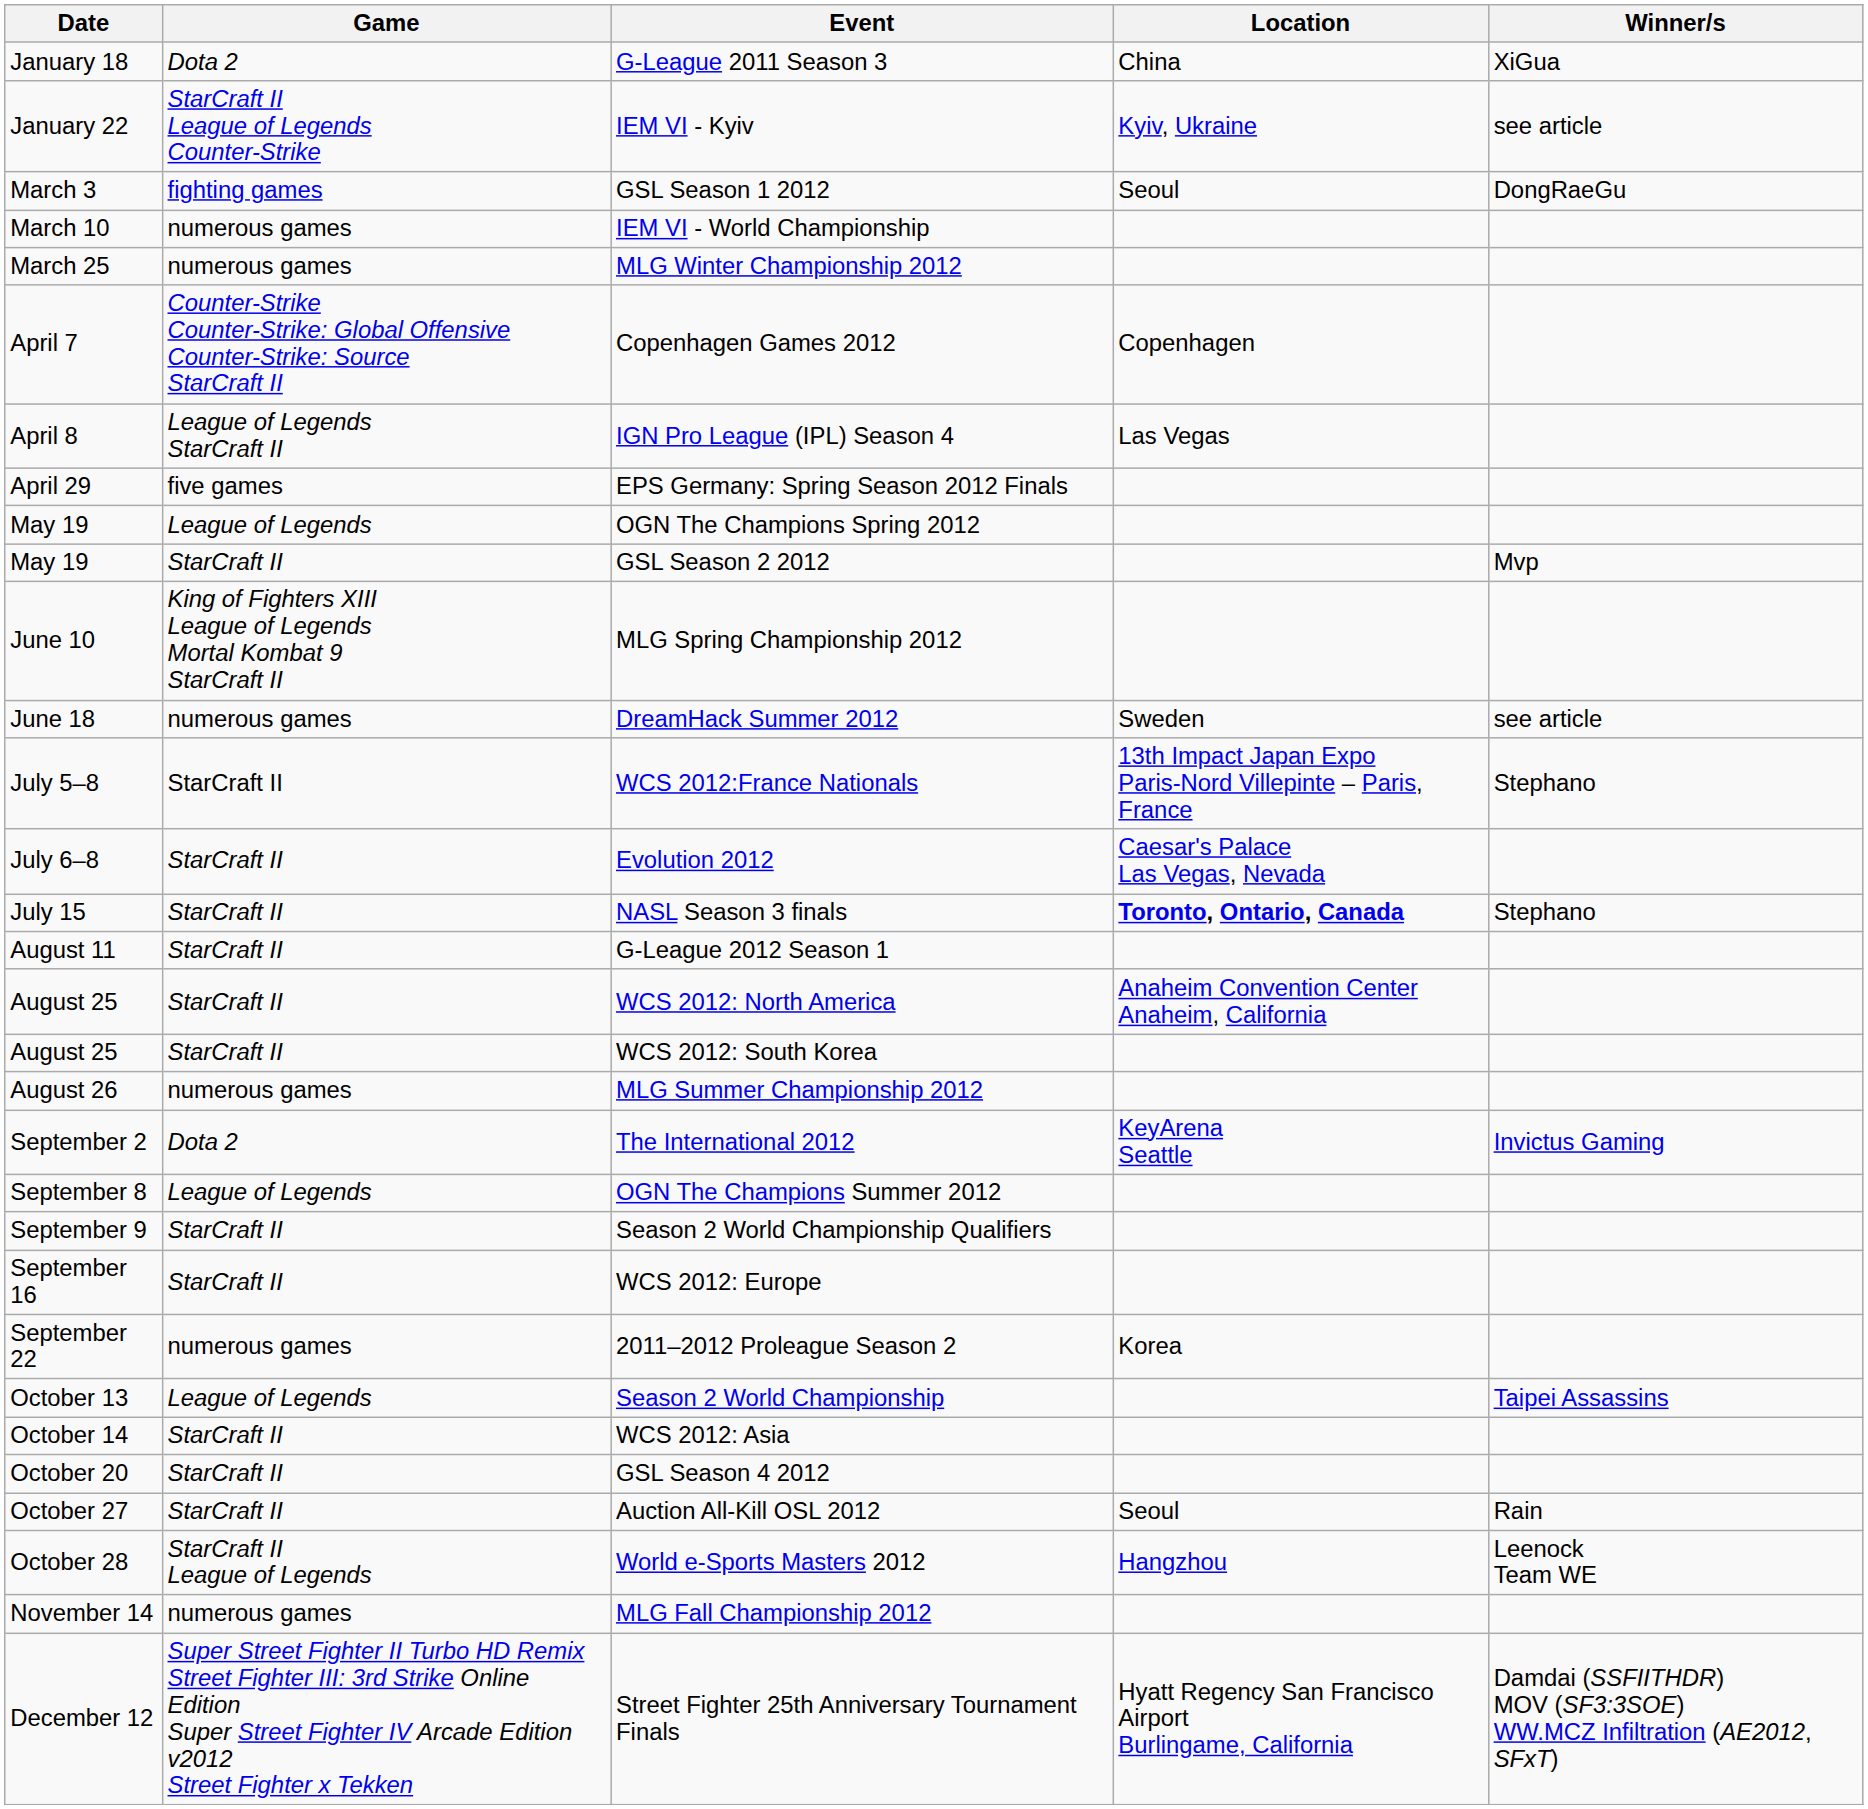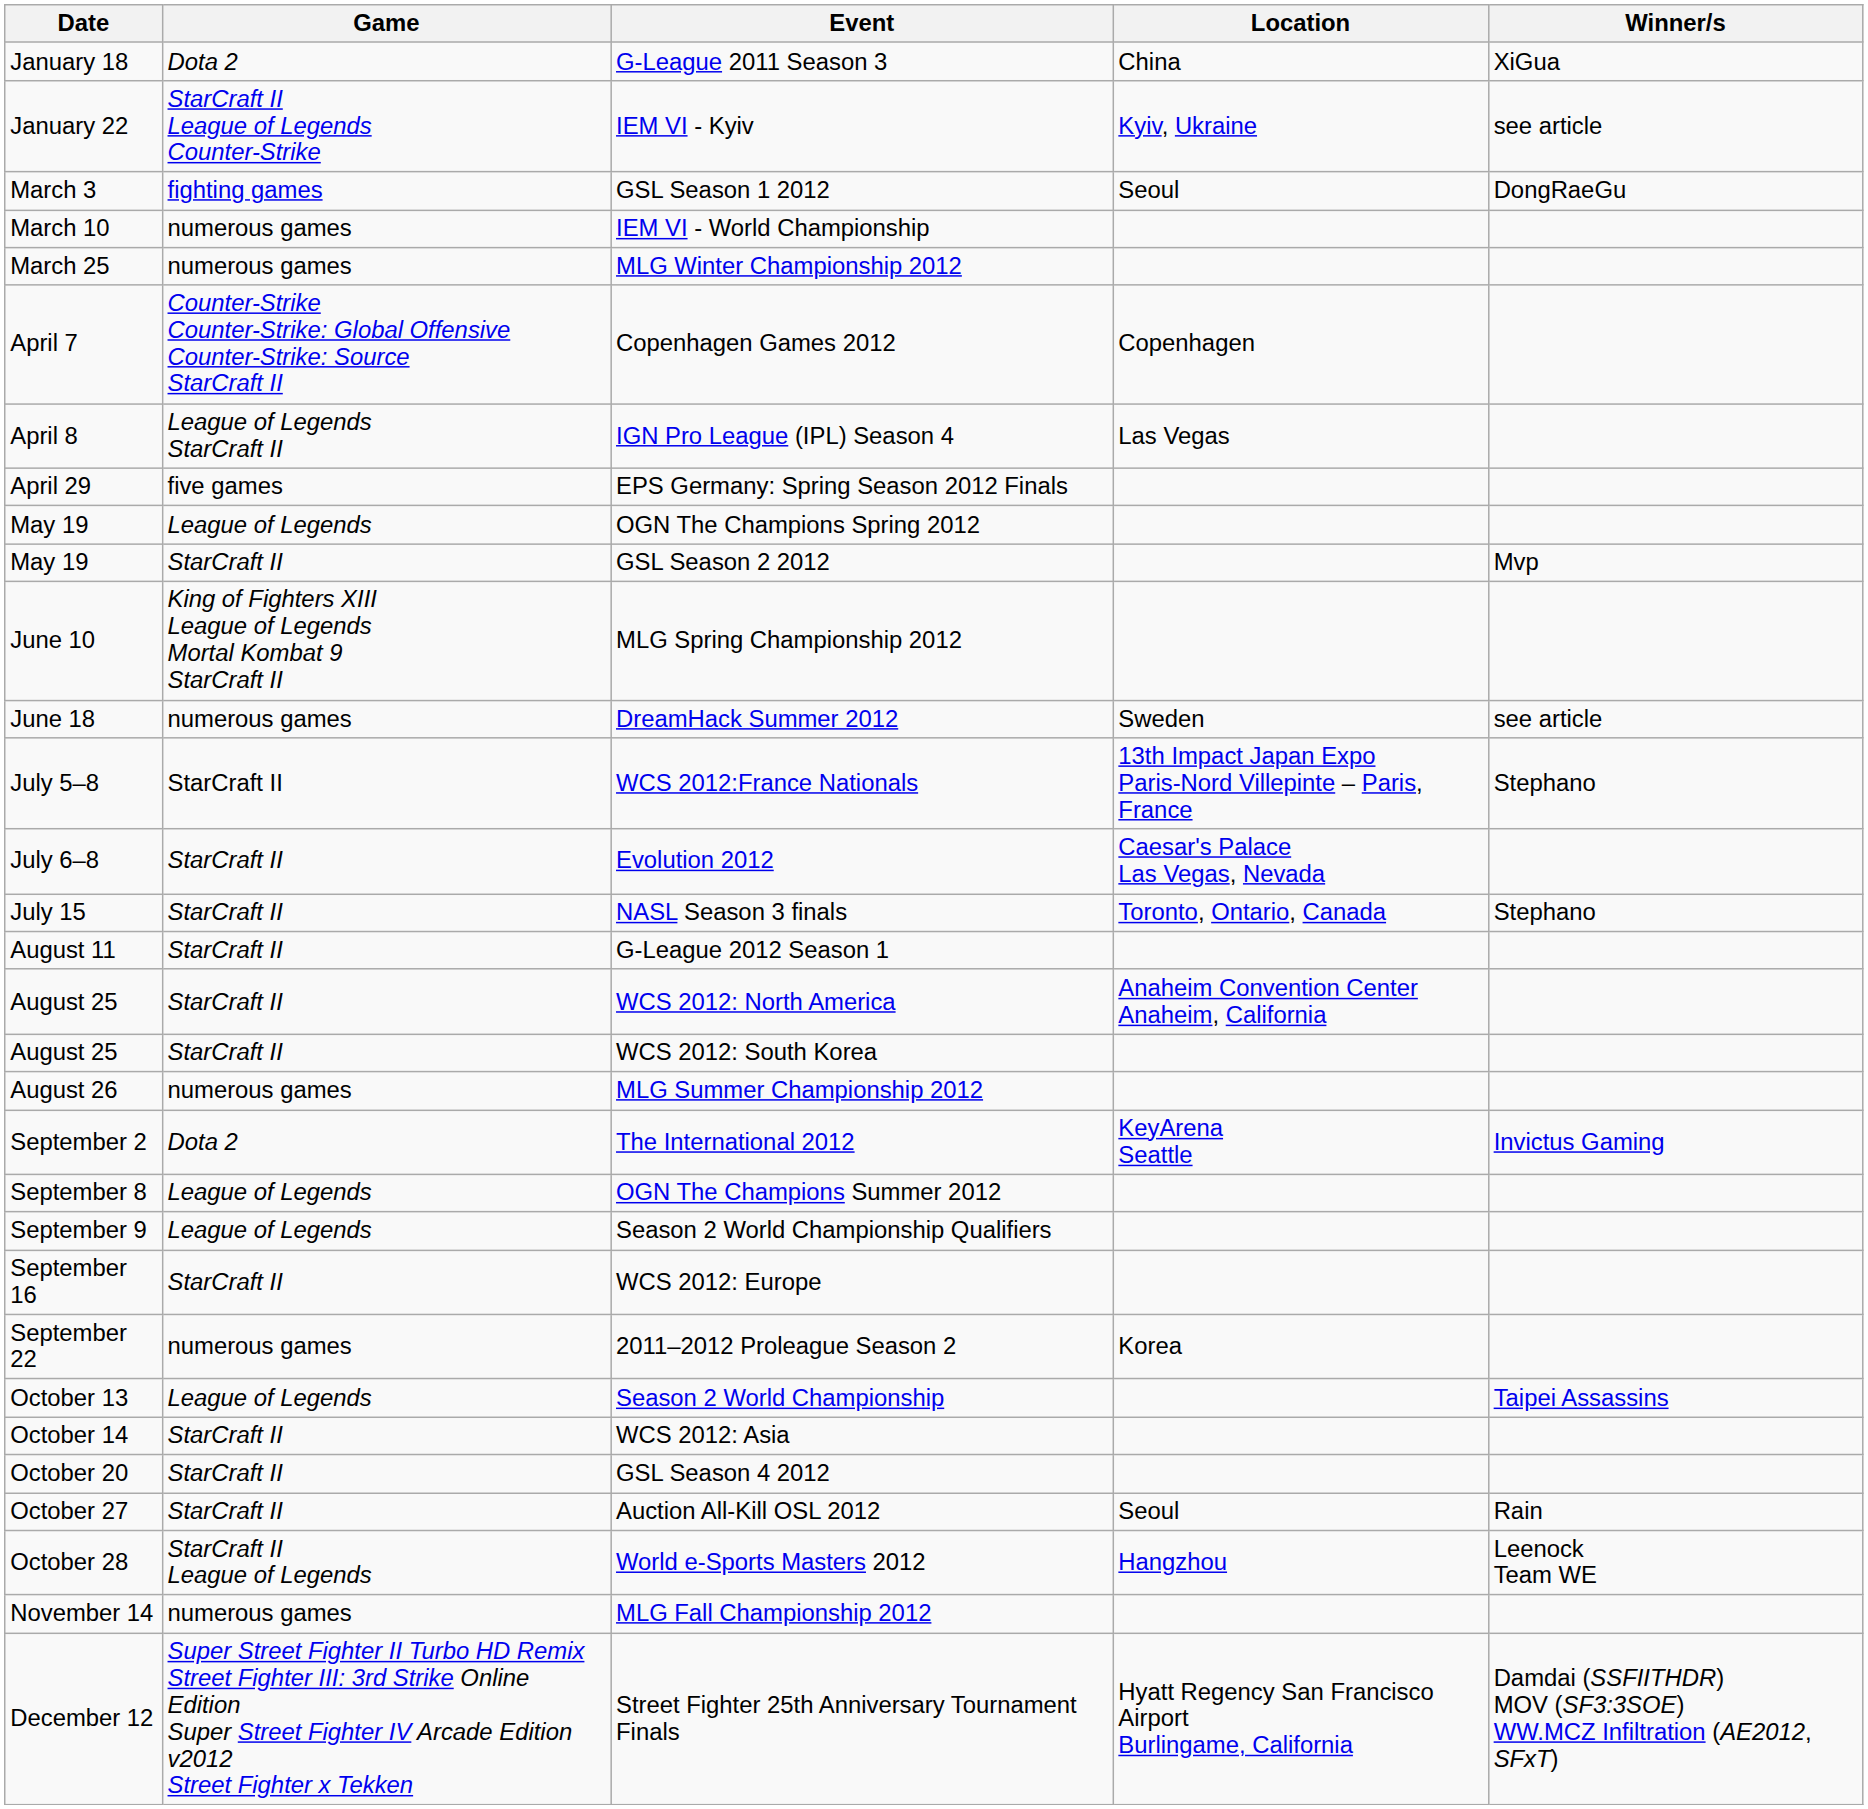(1261, 912) bold -> (1252, 912) normal
(225, 1230) StarCraft II -> (270, 1230) League of Legends
